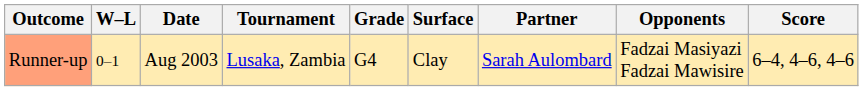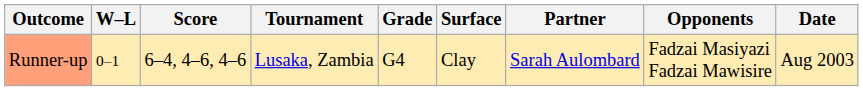columns swapped: (181, 19) <-> (803, 19)
